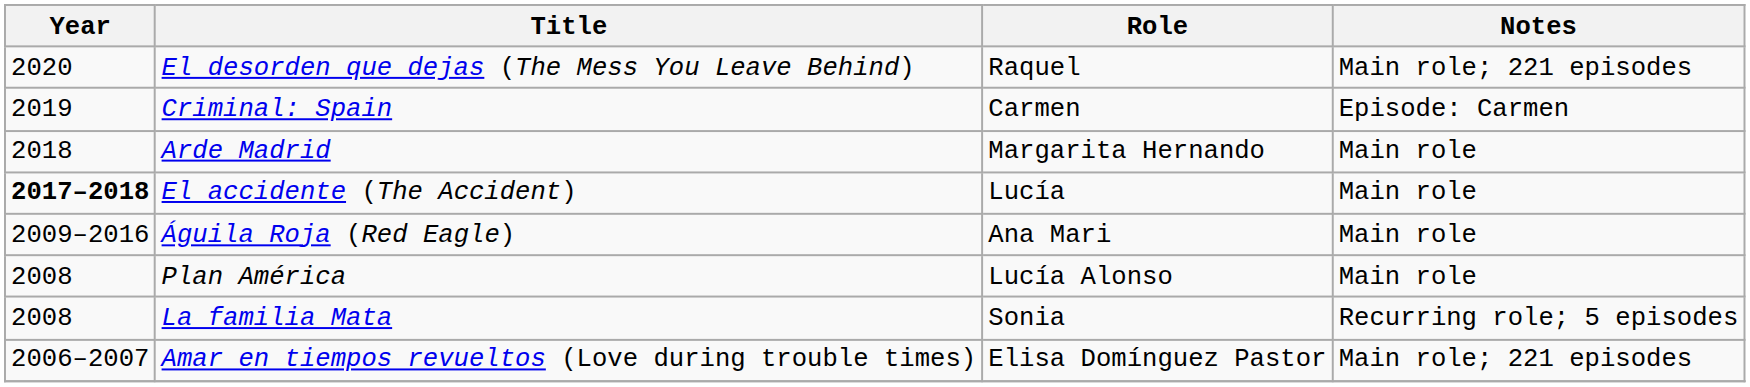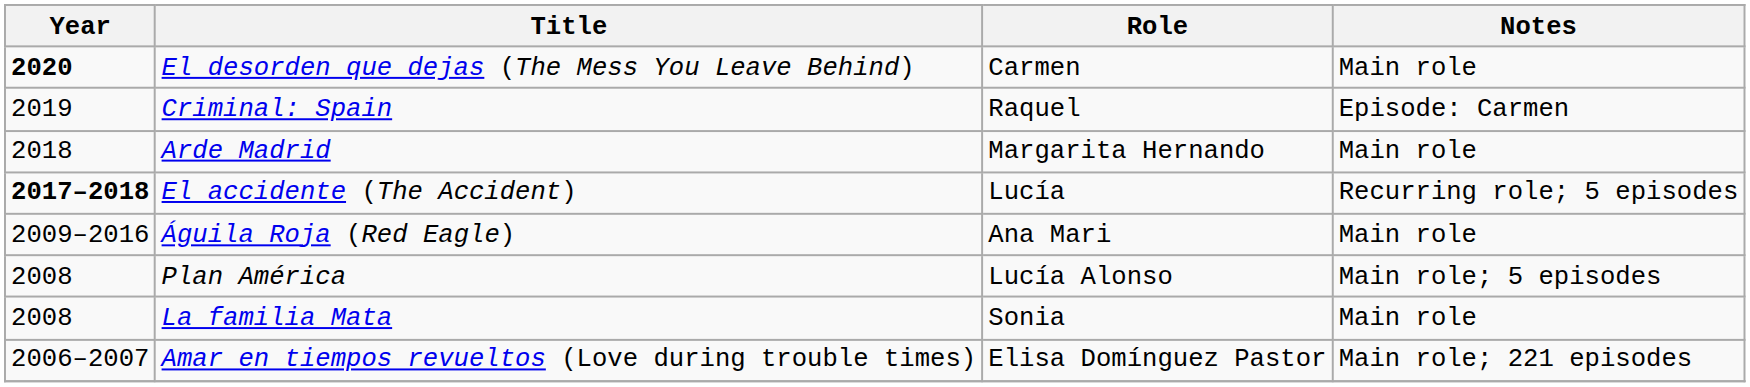(42, 68) normal -> (42, 68) bold
(1034, 68) Raquel -> (1034, 68) Carmen
(1515, 68) Main role; 221 episodes -> (1408, 68) Main role
(1034, 109) Carmen -> (1034, 109) Raquel
(1408, 193) Main role -> (1538, 193) Recurring role; 5 episodes
(1408, 276) Main role -> (1500, 276) Main role; 5 episodes
(1538, 318) Recurring role; 5 episodes -> (1408, 318) Main role
